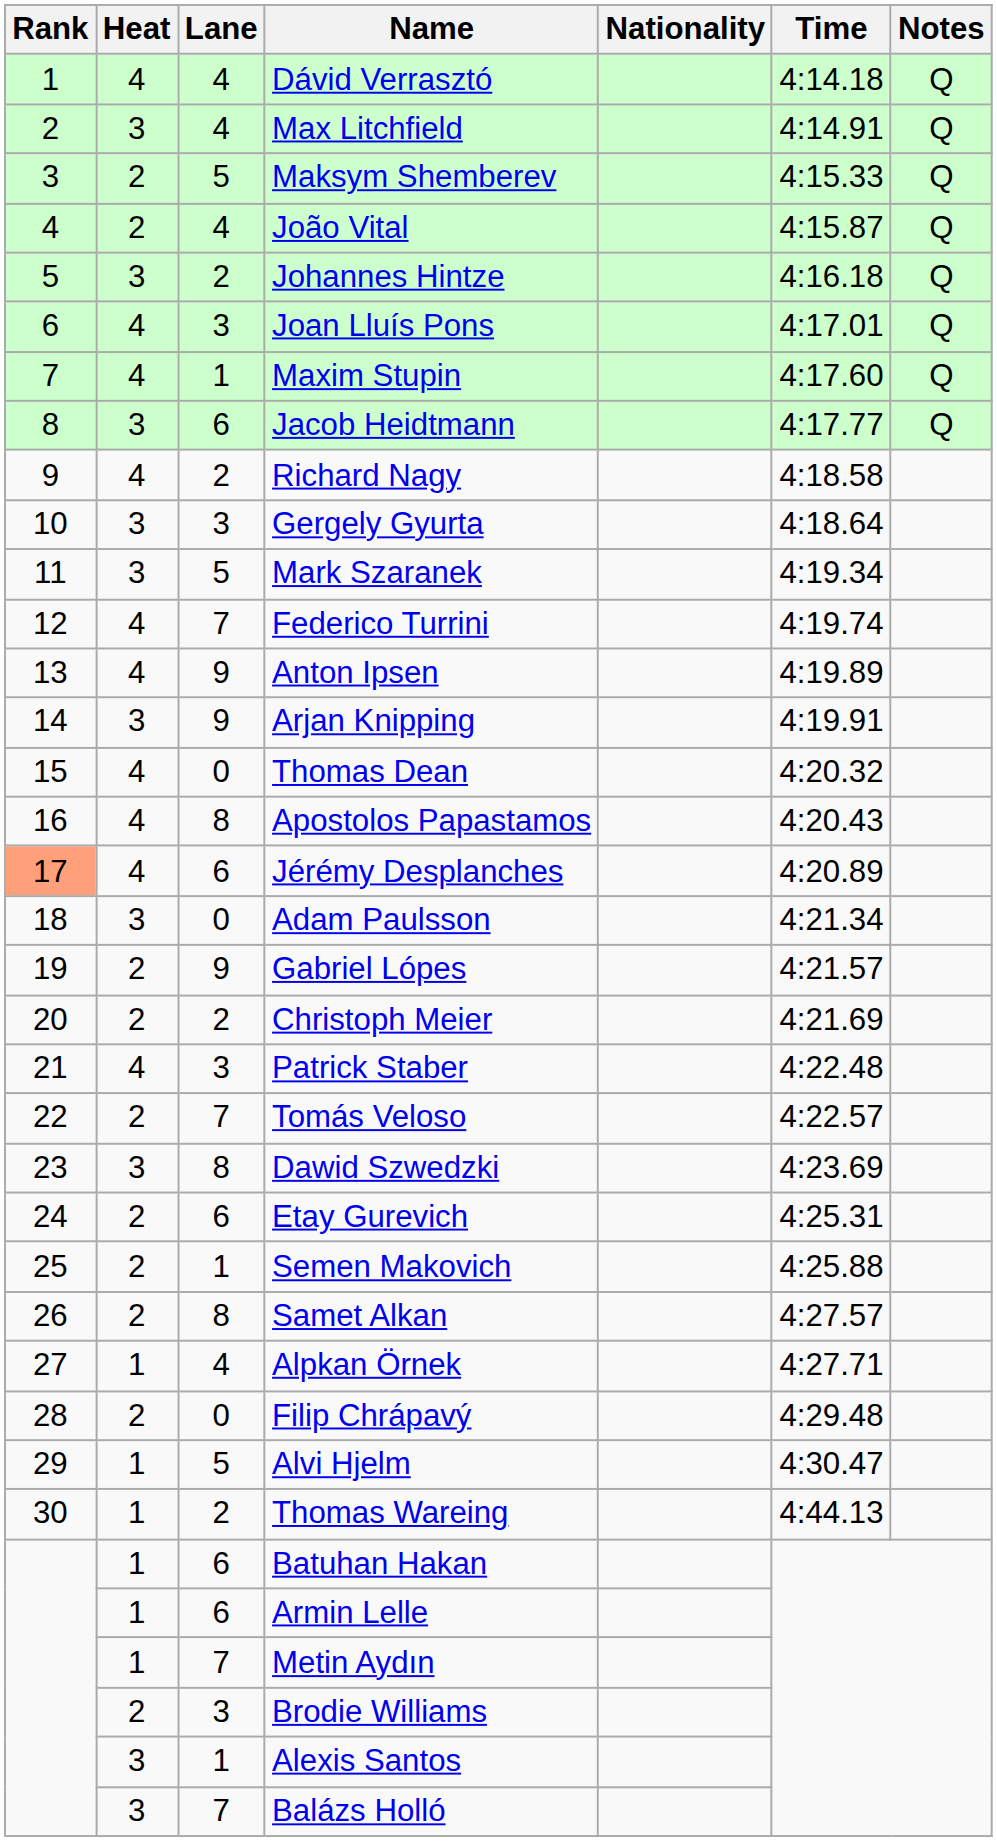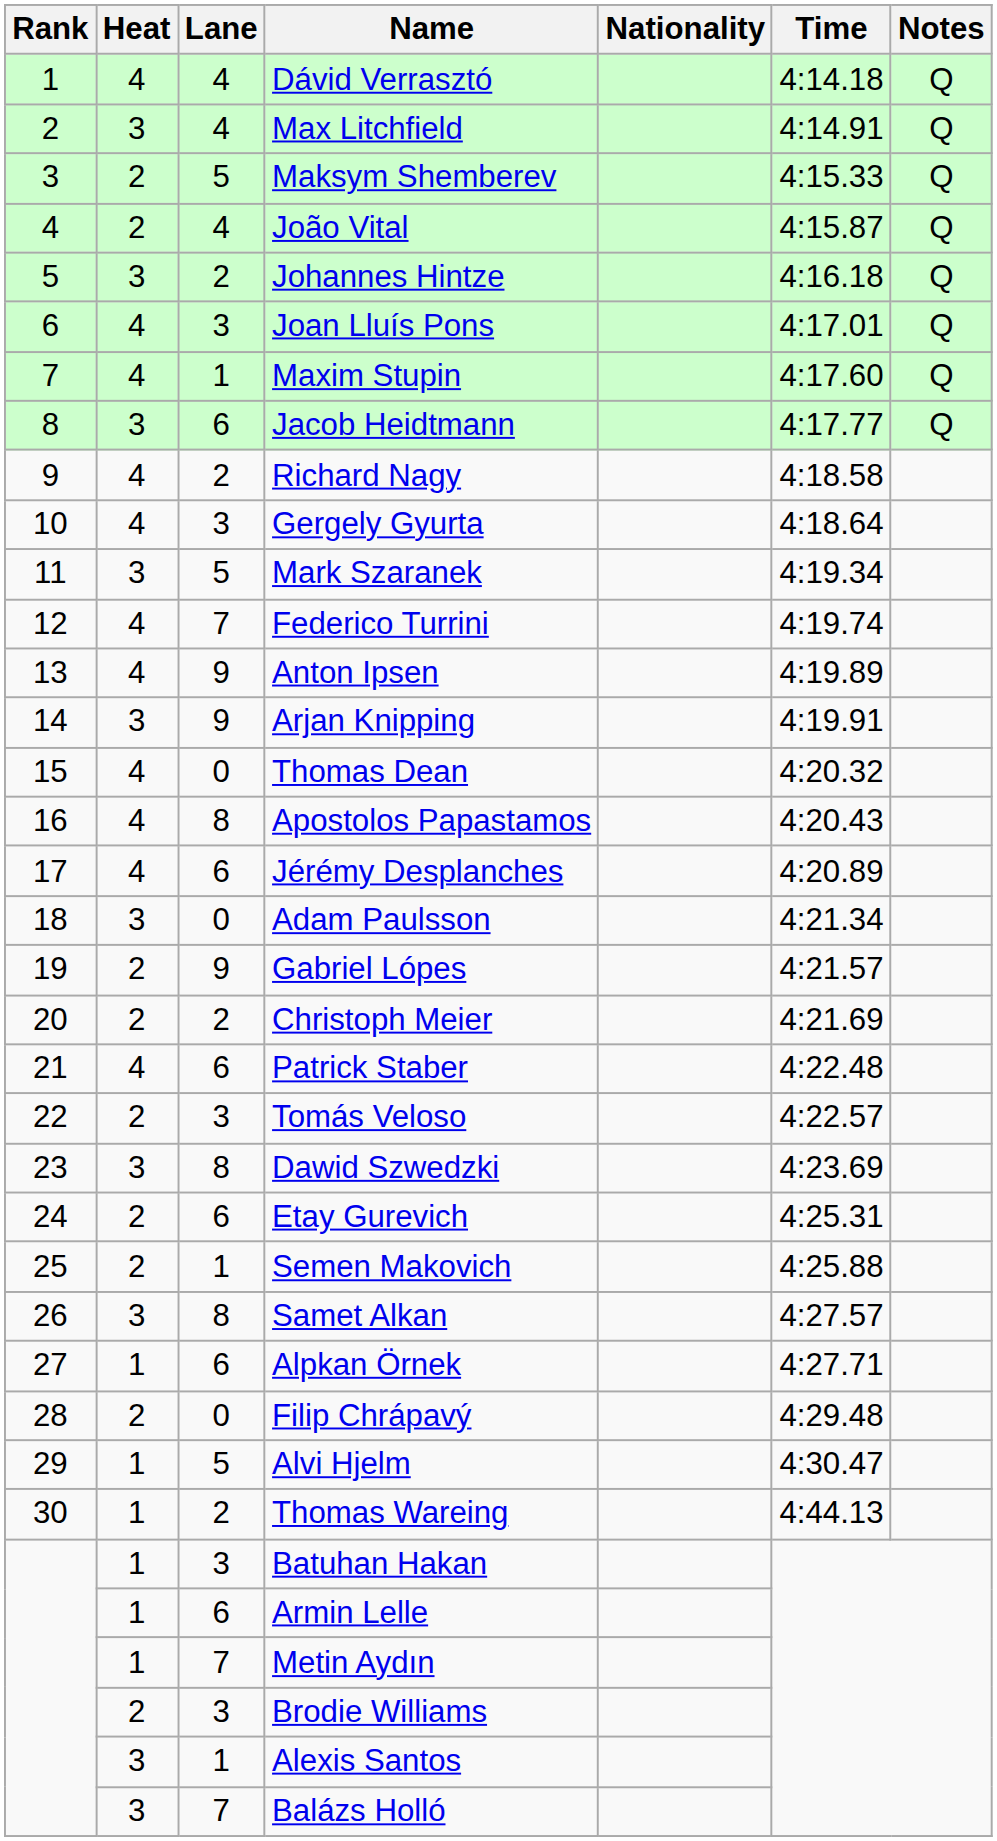(137, 524) 3 -> (137, 524) 4
(50, 870) lightsalmon background -> (50, 870) no background
(221, 1068) 3 -> (221, 1068) 6
(221, 1117) 7 -> (221, 1117) 3
(137, 1315) 2 -> (137, 1315) 3
(221, 1365) 4 -> (221, 1365) 6
(221, 1563) 6 -> (221, 1563) 3
